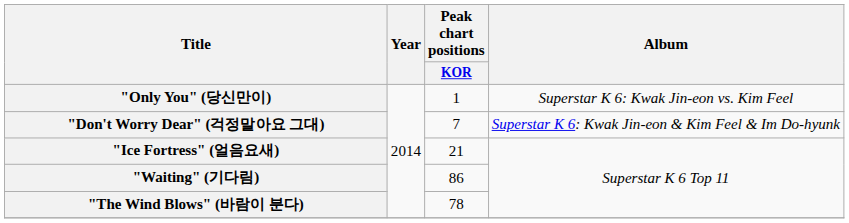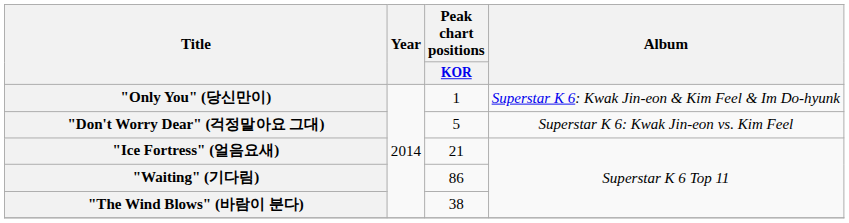(666, 97) Superstar K 6: Kwak Jin-eon vs. Kim Feel -> (666, 97) Superstar K 6: Kwak Jin-eon & Kim Feel & Im Do-hyunk
(456, 124) 7 -> (456, 124) 5
(666, 124) Superstar K 6: Kwak Jin-eon & Kim Feel & Im Do-hyunk -> (666, 124) Superstar K 6: Kwak Jin-eon vs. Kim Feel
(456, 204) 78 -> (456, 204) 38
